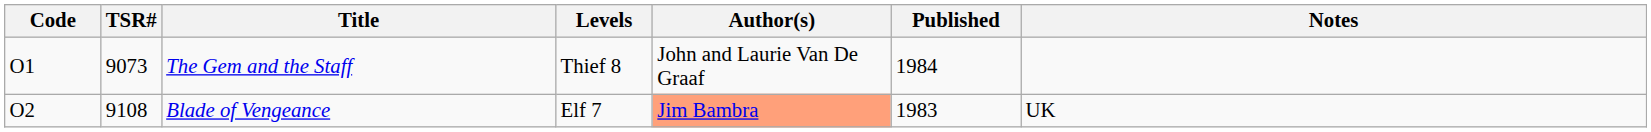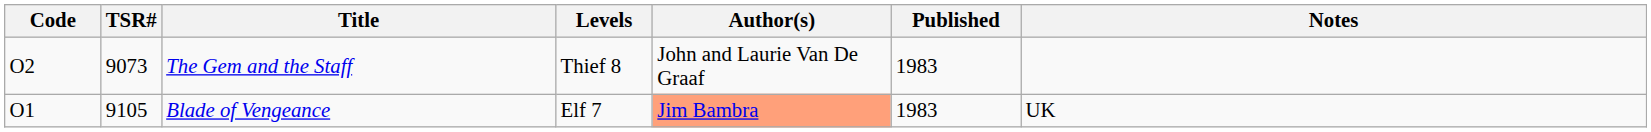(22, 65) O1 -> (22, 65) O2
(917, 65) 1984 -> (917, 65) 1983
(22, 110) O2 -> (22, 110) O1
(127, 110) 9108 -> (127, 110) 9105
